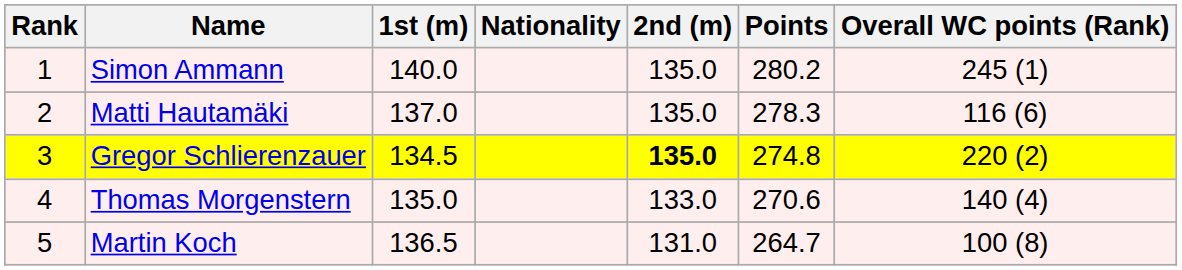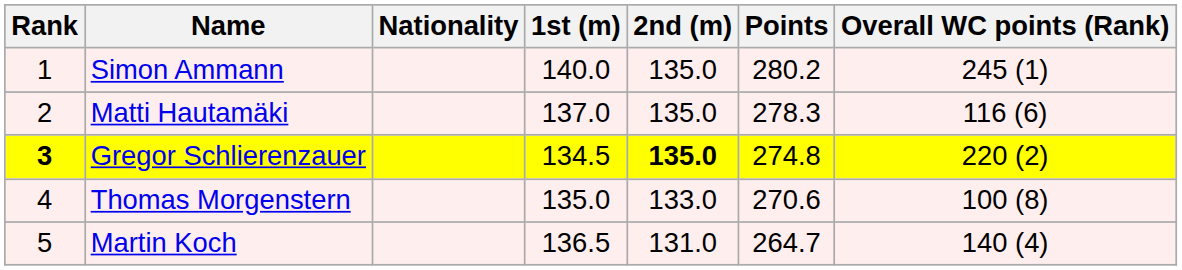columns swapped: (551, 26) <-> (423, 26)
(45, 156) normal -> (45, 156) bold
(1005, 199) 140 (4) -> (1005, 199) 100 (8)
(1005, 243) 100 (8) -> (1005, 243) 140 (4)
